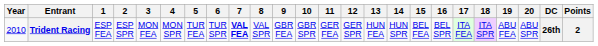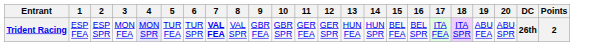- column: (16, 11)
(173, 29) no background -> (149, 29) lavender background
